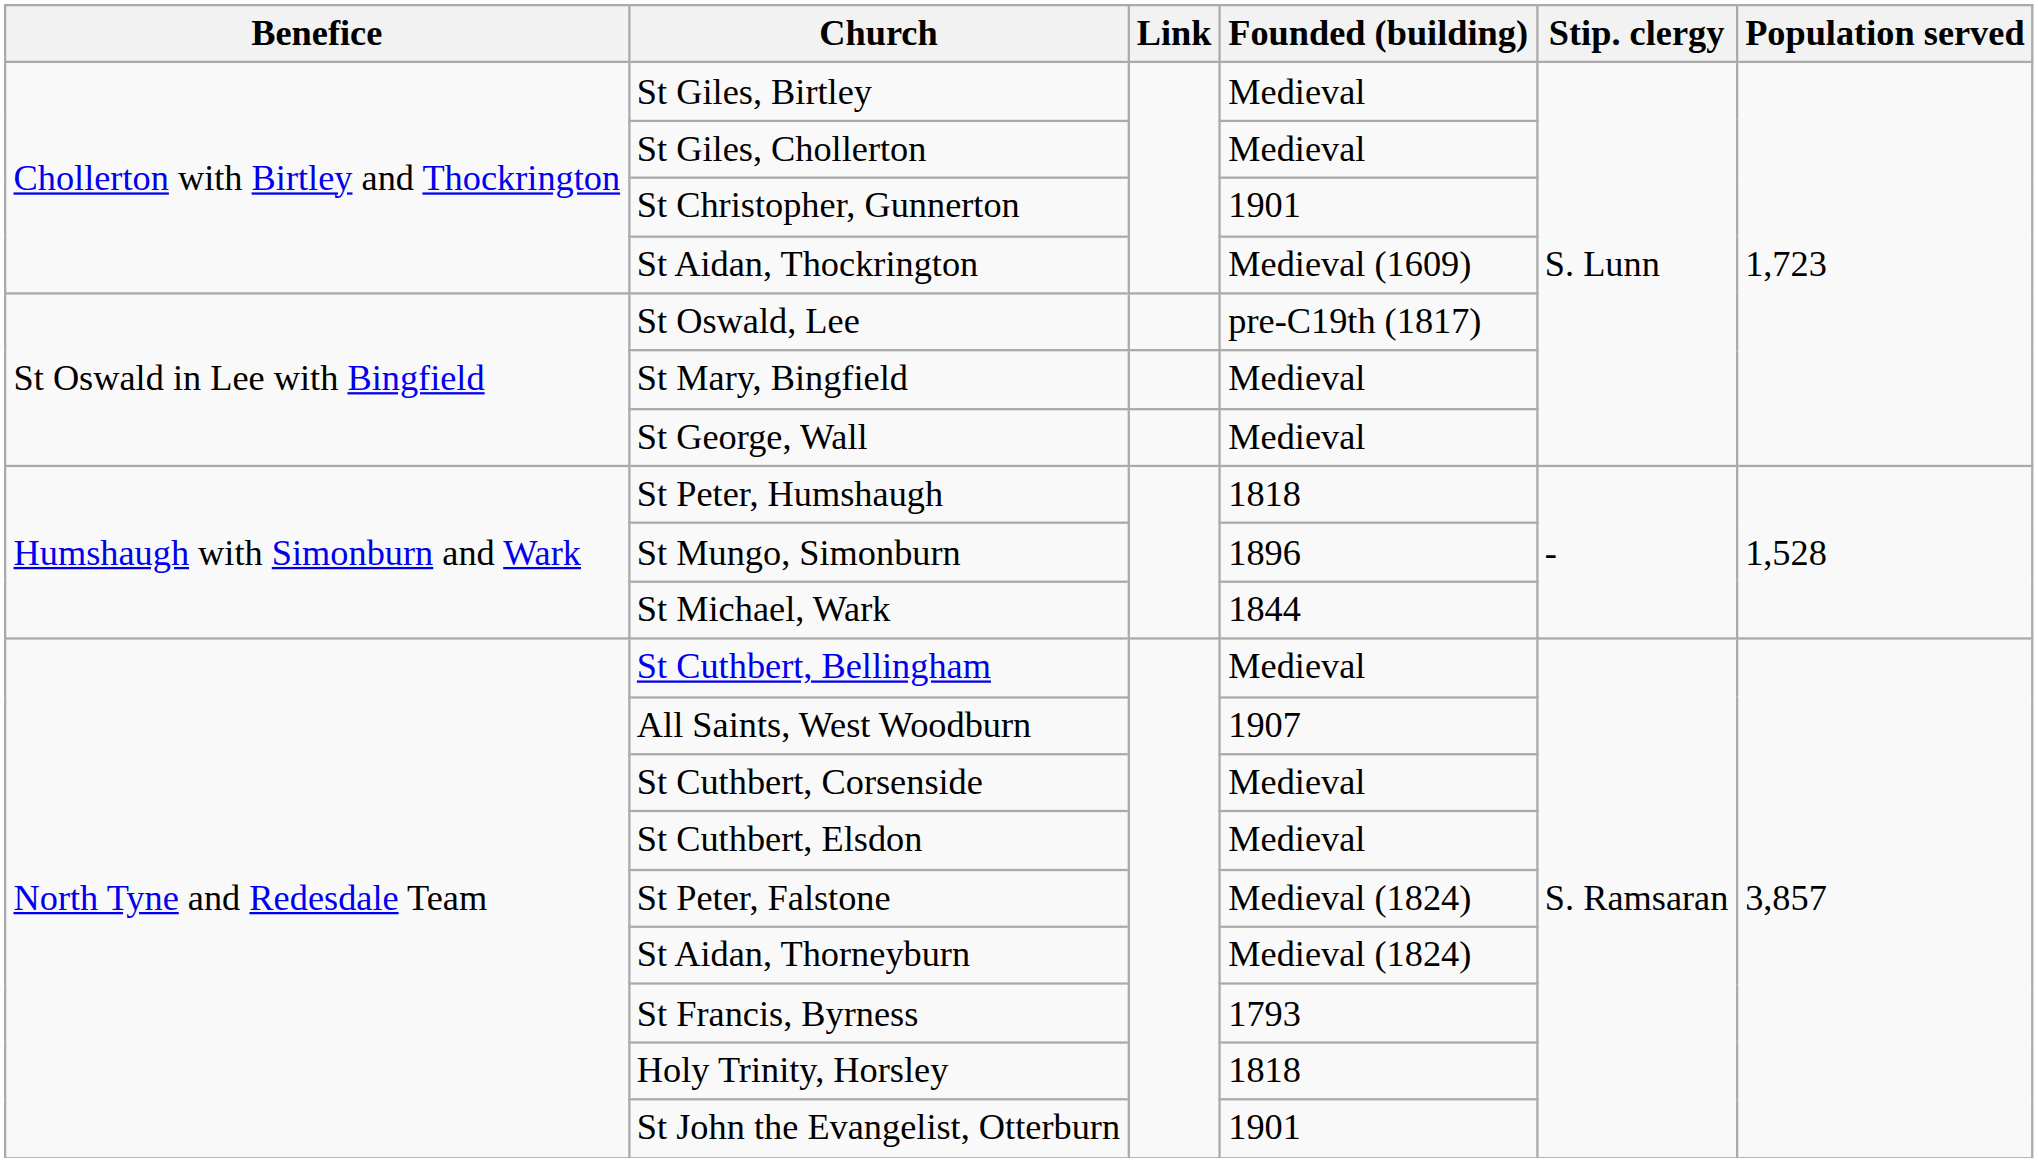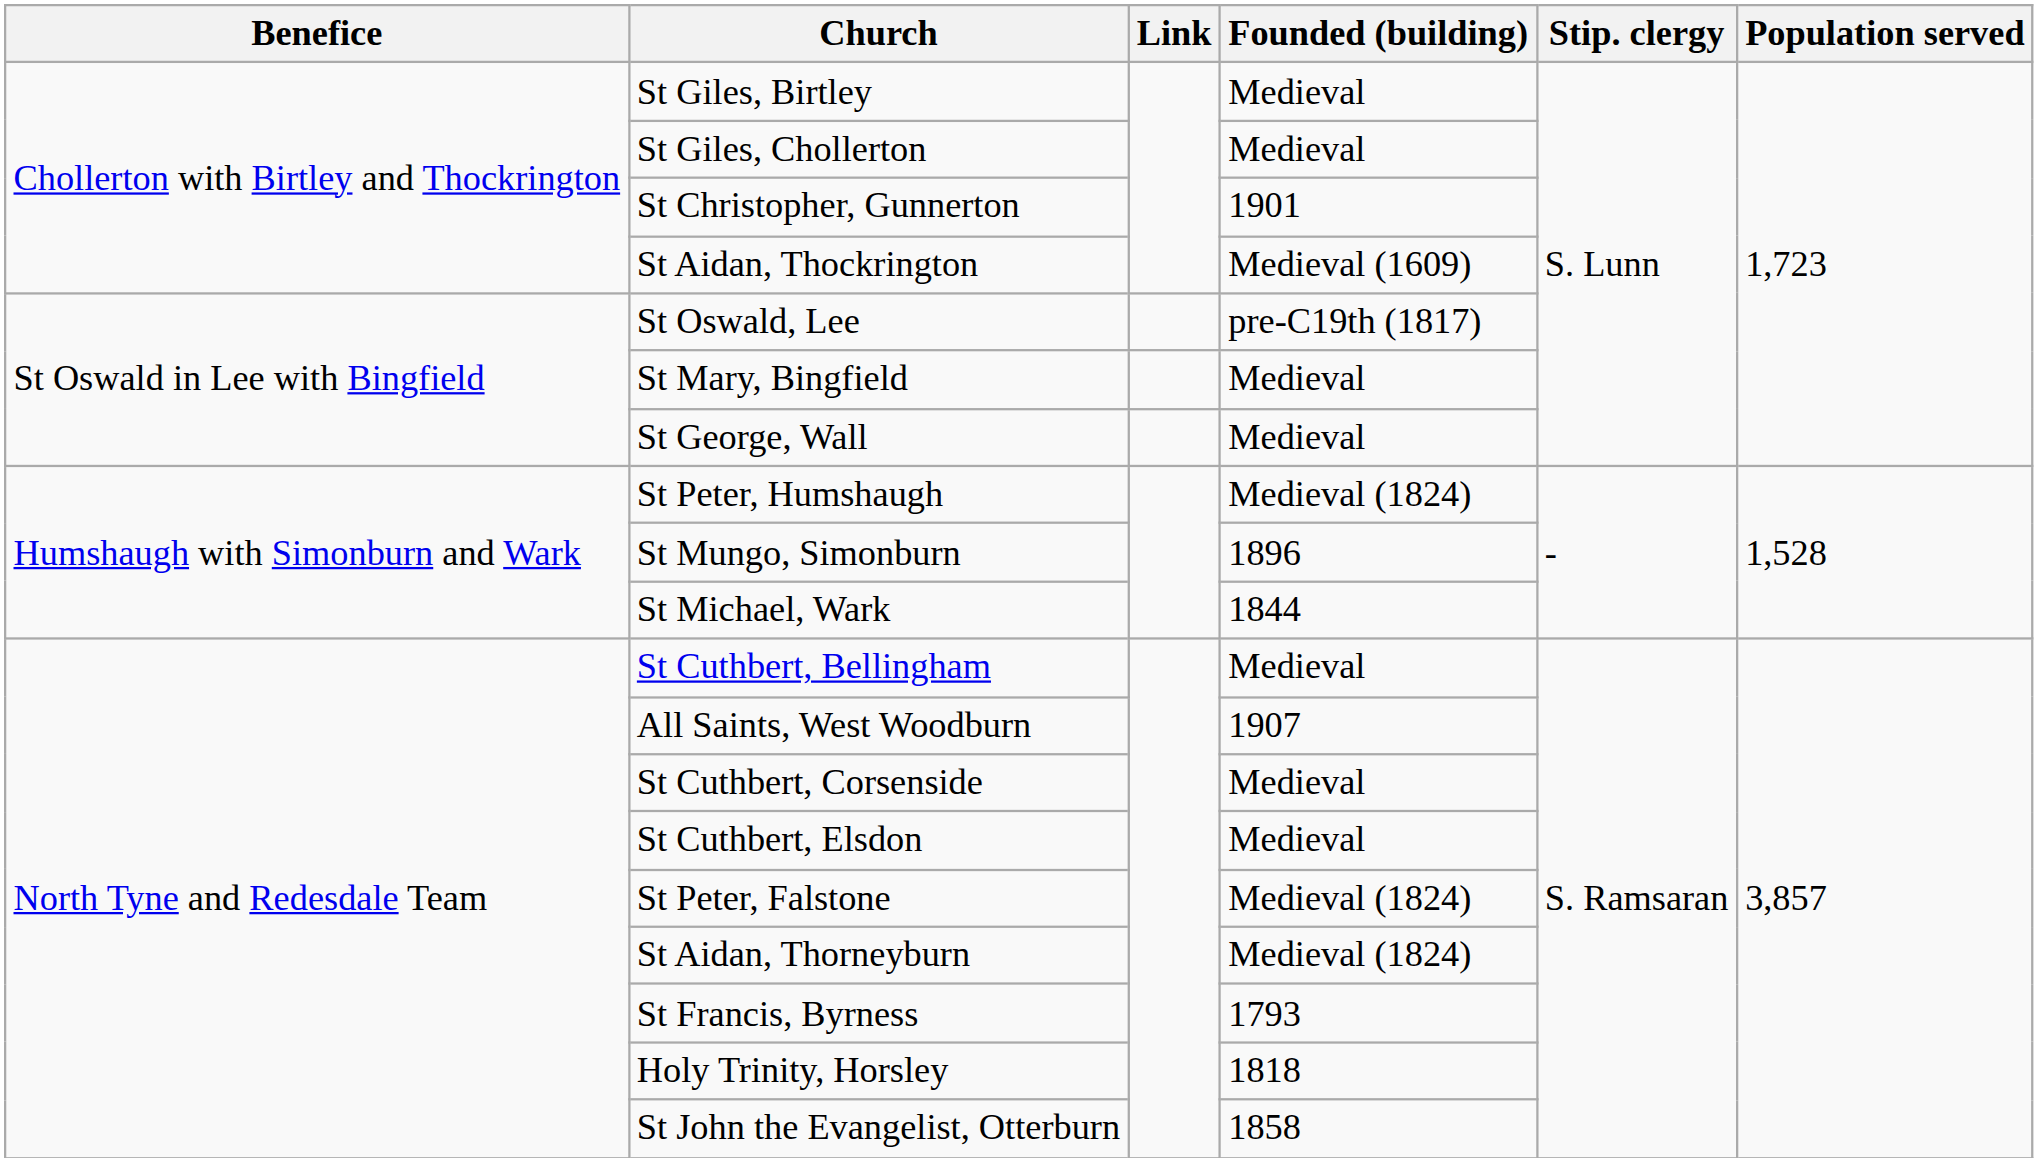(1265, 494) 1818 -> (1350, 494) Medieval (1824)
(1265, 1127) 1901 -> (1265, 1127) 1858
